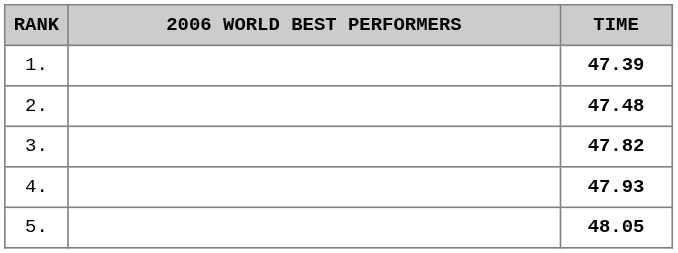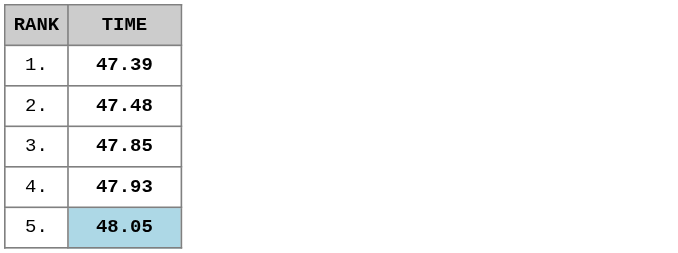- column: (314, 25)
(616, 147) 47.82 -> (124, 147) 47.85
(616, 228) no background -> (124, 228) lightblue background
